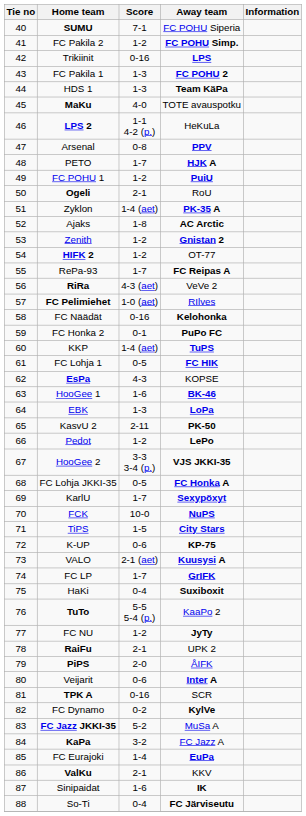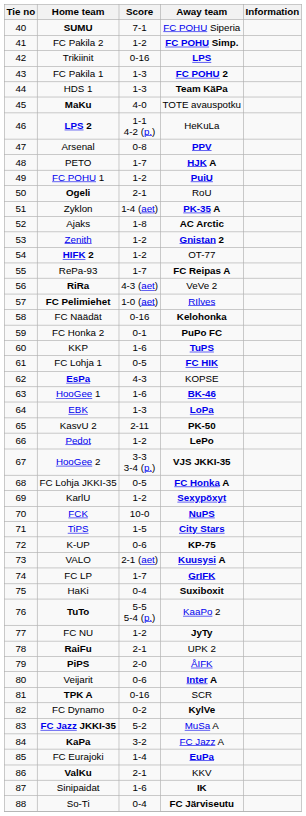(140, 348) 1-4 (aet) -> (140, 348) 1-6
(140, 498) 1-7 -> (140, 498) 1-2
